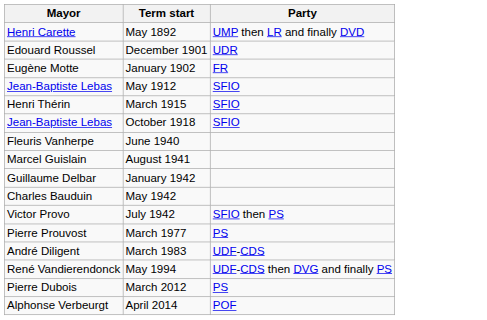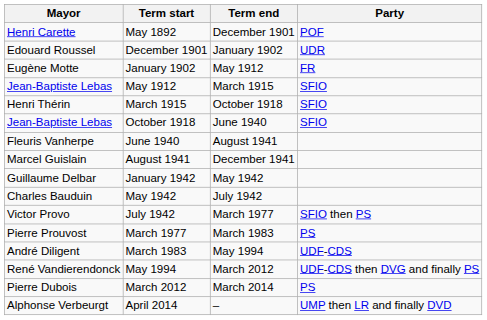+ column: (254, 13)
(289, 31) UMP then LR and finally DVD -> (312, 31) POF
(225, 305) POF -> (376, 305) UMP then LR and finally DVD
